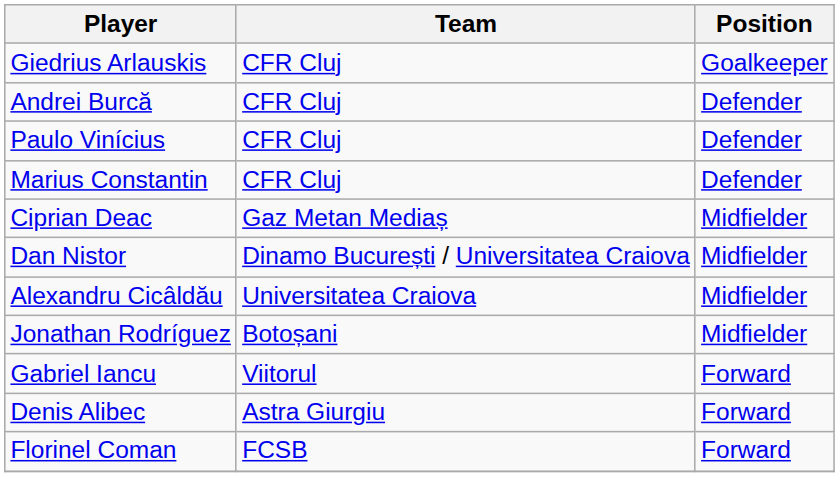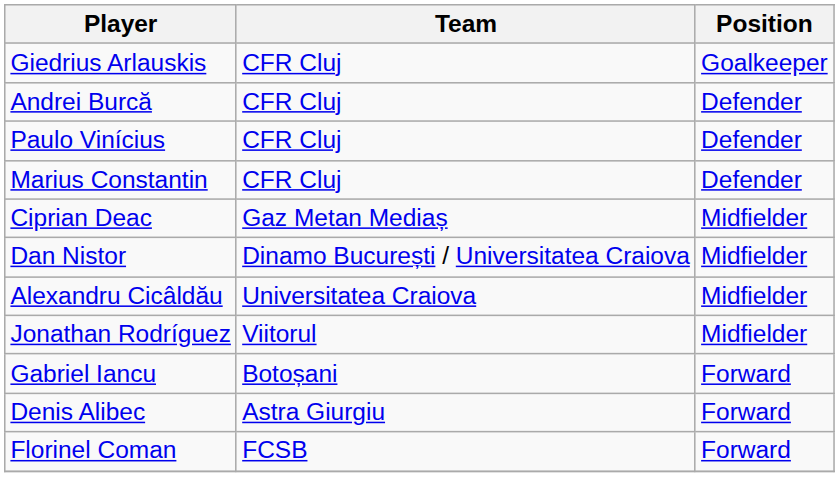(290, 334) Botoșani -> (279, 334) Viitorul
(279, 373) Viitorul -> (290, 373) Botoșani
